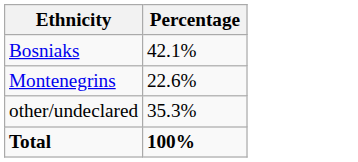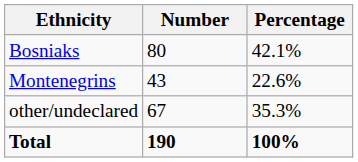+ column: (195, 19)
